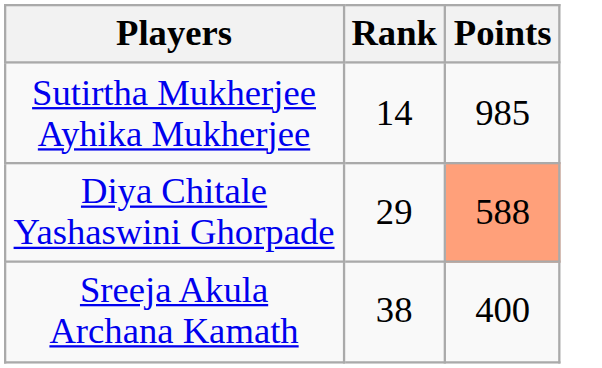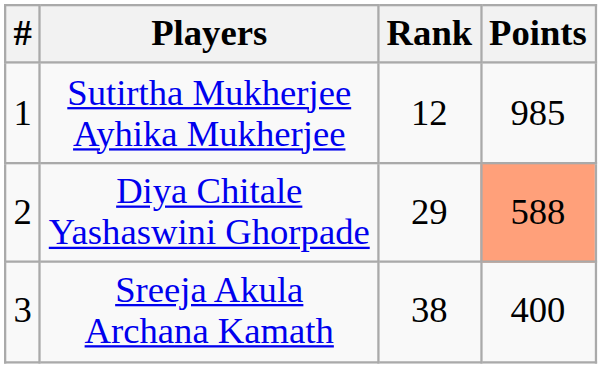+ column: (23, 33)
(394, 112) 14 -> (429, 112) 12
